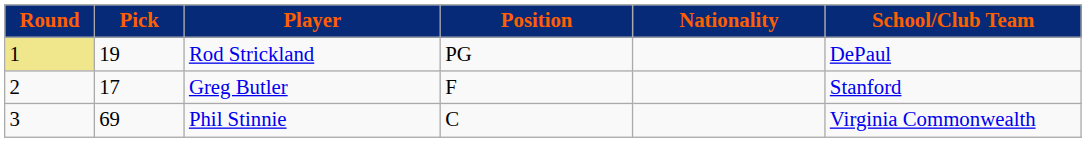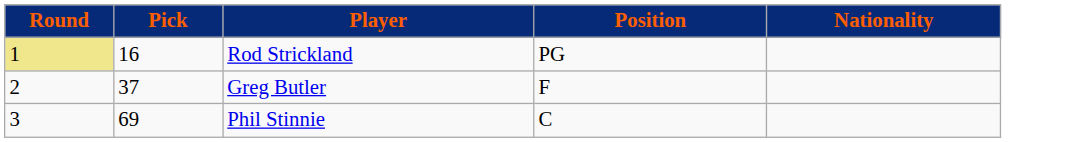- column: (953, 20)
(110, 53) 19 -> (129, 53) 16
(110, 86) 17 -> (129, 86) 37
